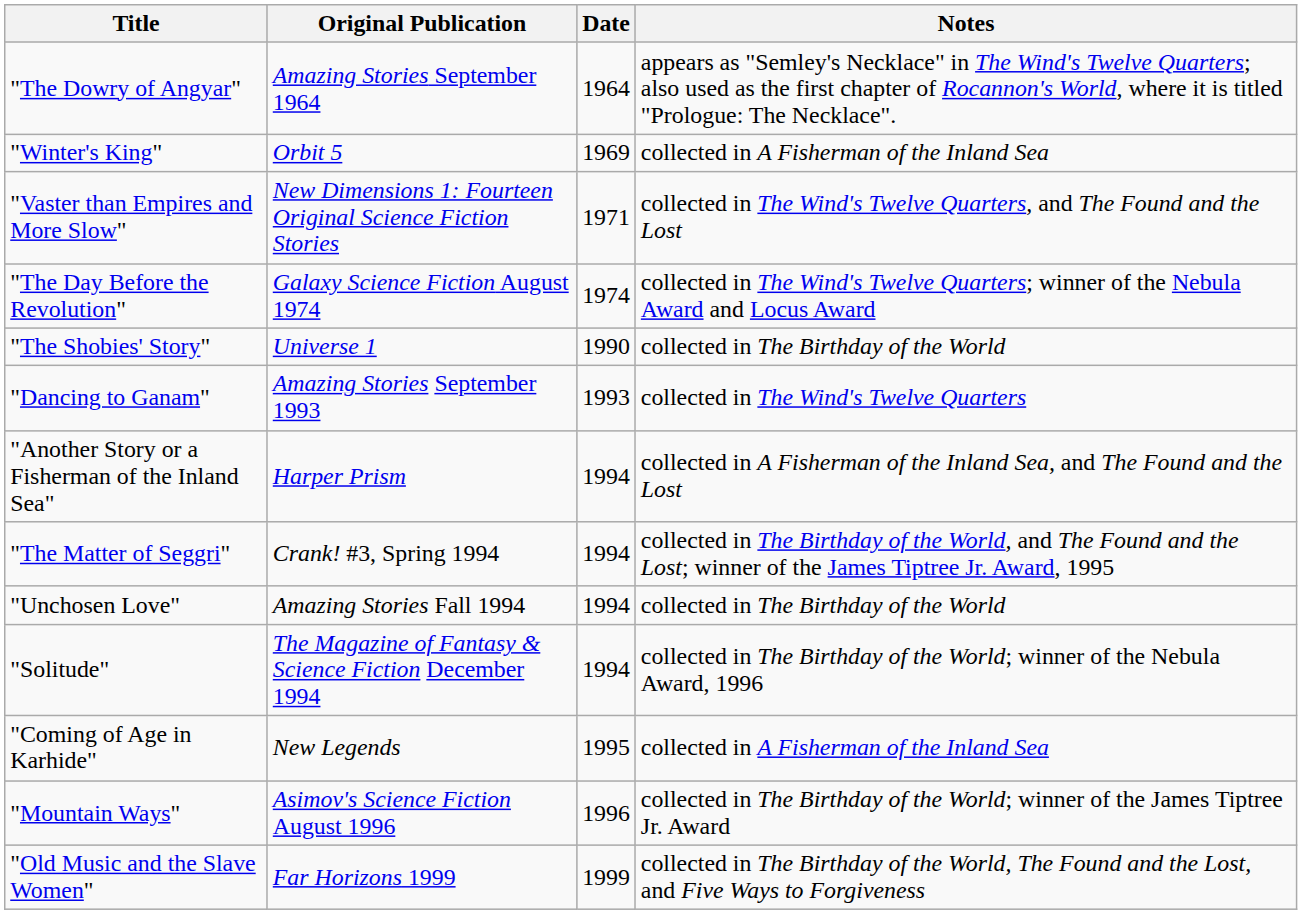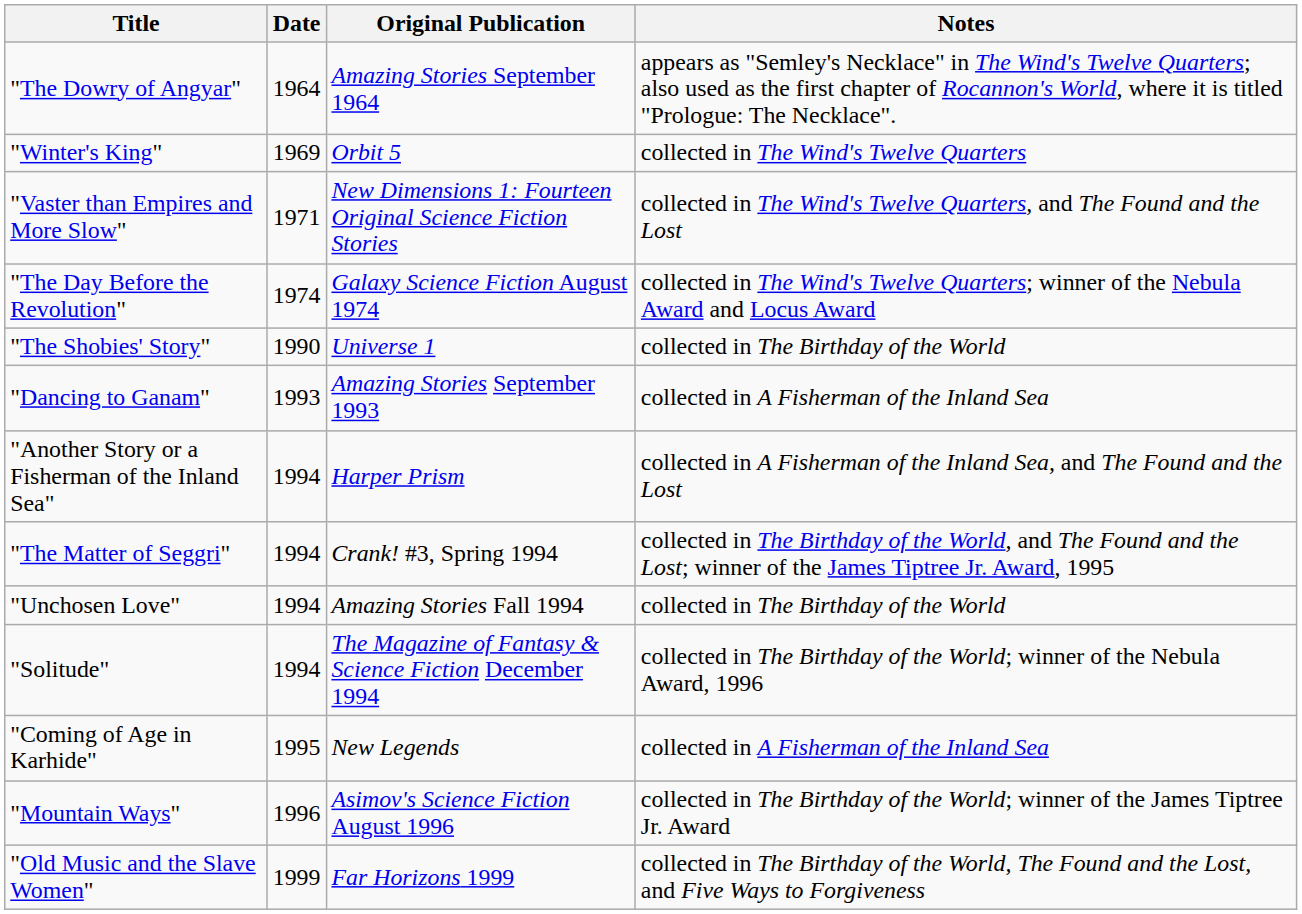columns swapped: (606, 23) <-> (422, 23)
(845, 152) collected in A Fisherman of the Inland Sea -> (834, 152) collected in The Wind's Twelve Quarters
(834, 397) collected in The Wind's Twelve Quarters -> (845, 397) collected in A Fisherman of the Inland Sea
